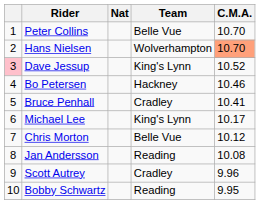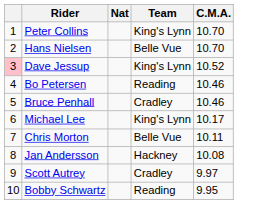(158, 31) Belle Vue -> (162, 31) King's Lynn
(173, 48) Wolverhampton -> (158, 48) Belle Vue
(231, 48) lightsalmon background -> (210, 48) no background
(156, 84) Hackney -> (155, 84) Reading
(231, 102) 10.41 -> (210, 102) 10.46
(231, 137) 10.12 -> (210, 137) 10.11
(155, 155) Reading -> (156, 155) Hackney
(228, 173) 9.96 -> (207, 173) 9.97
